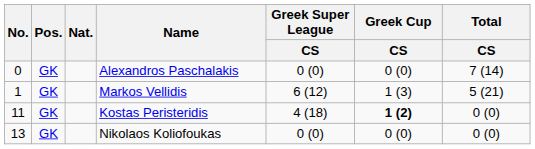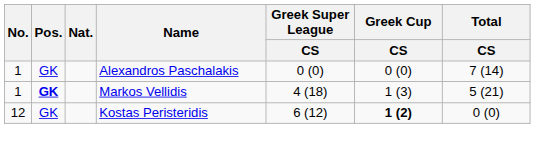(18, 71) 0 -> (18, 71) 1
(48, 92) normal -> (48, 92) bold
(310, 92) 6 (12) -> (310, 92) 4 (18)
(18, 112) 11 -> (18, 112) 12
(310, 112) 4 (18) -> (310, 112) 6 (12)
- row: (160, 133)
